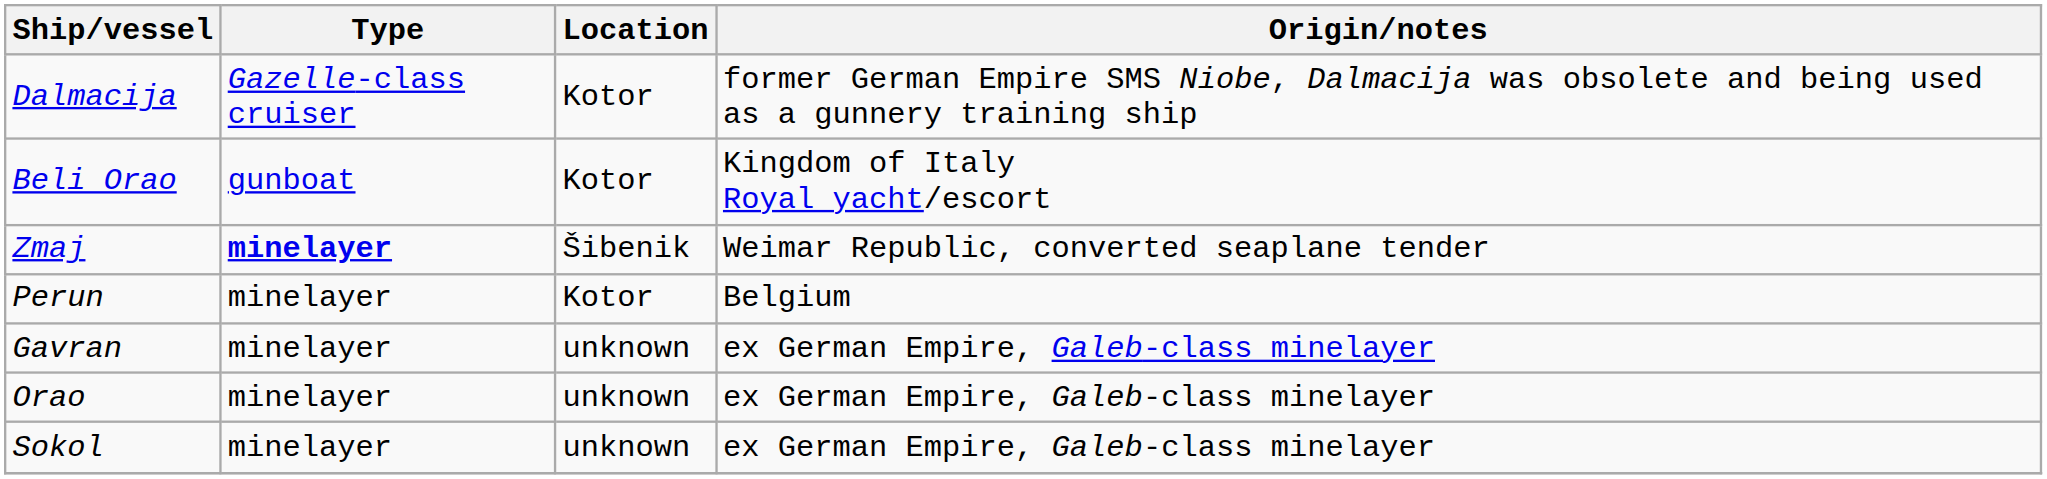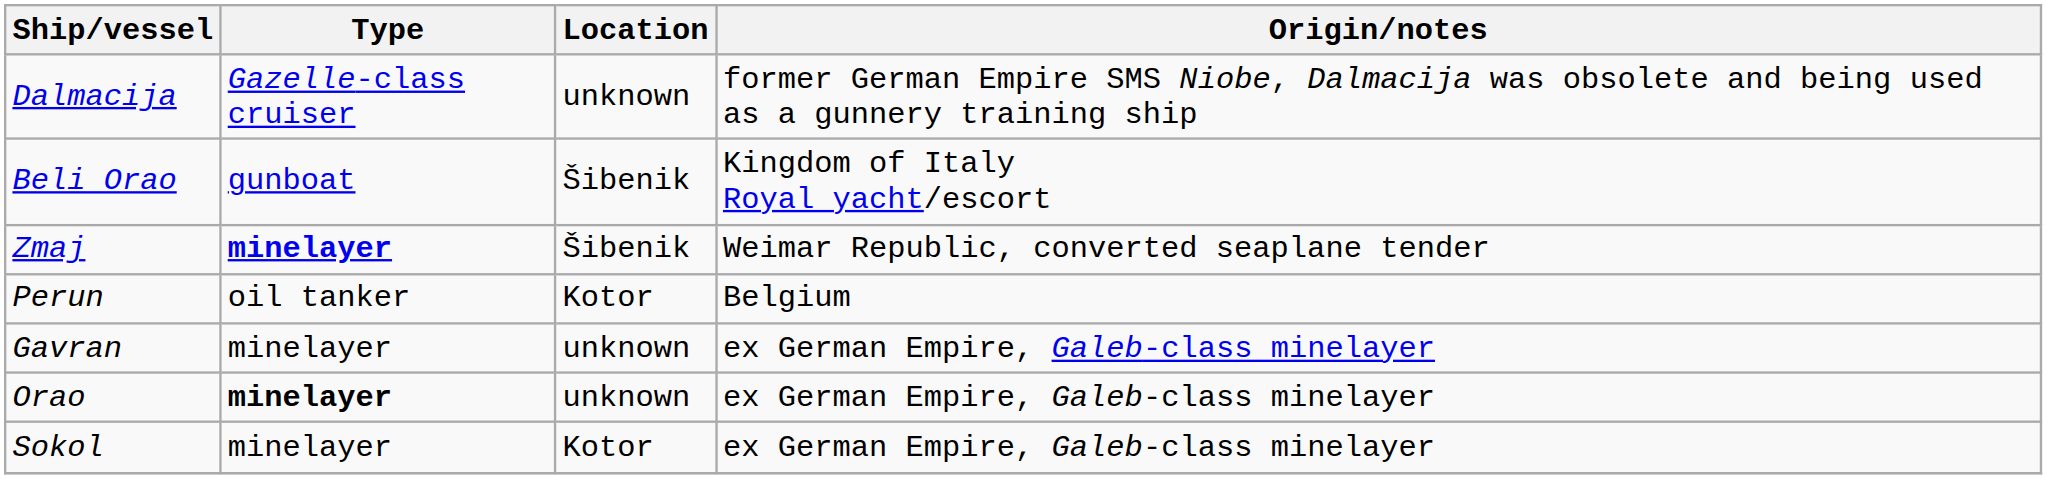(608, 97) Kotor -> (626, 97) unknown
(608, 182) Kotor -> (626, 182) Šibenik
(310, 298) minelayer -> (319, 298) oil tanker
(310, 398) normal -> (310, 398) bold
(626, 447) unknown -> (608, 447) Kotor
